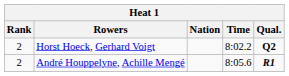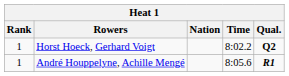(19, 46) 2 -> (19, 46) 1
(19, 63) 2 -> (19, 63) 1
